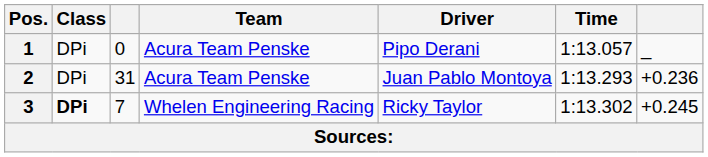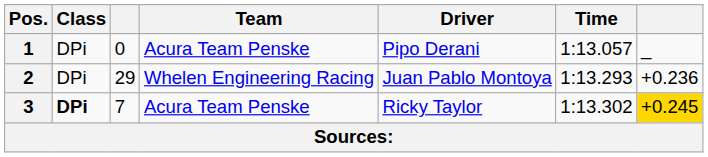(125, 78) 31 -> (125, 78) 29
(227, 78) Acura Team Penske -> (259, 78) Whelen Engineering Racing
(259, 107) Whelen Engineering Racing -> (227, 107) Acura Team Penske
(670, 107) no background -> (670, 107) gold background
